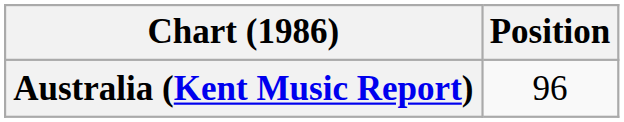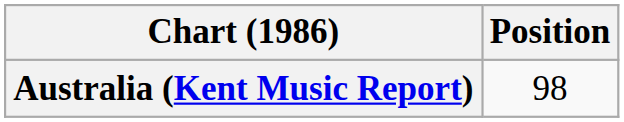(550, 87) 96 -> (550, 87) 98
